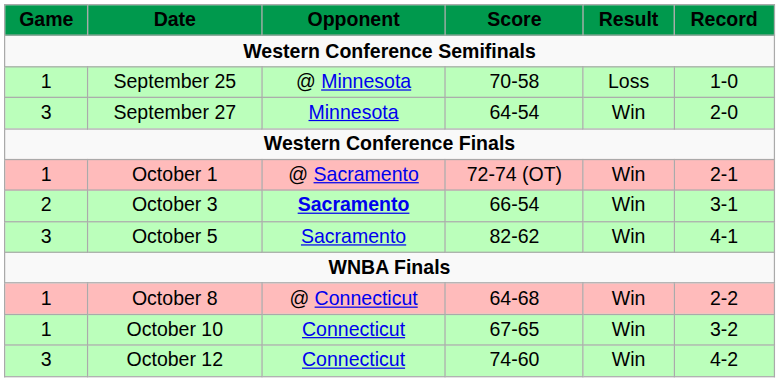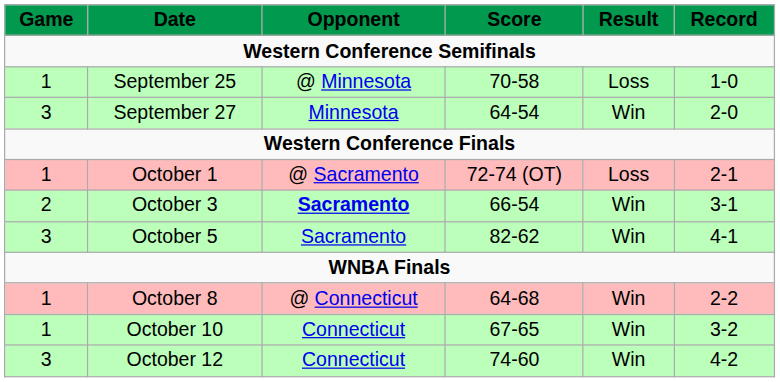(629, 174) Win -> (629, 174) Loss
